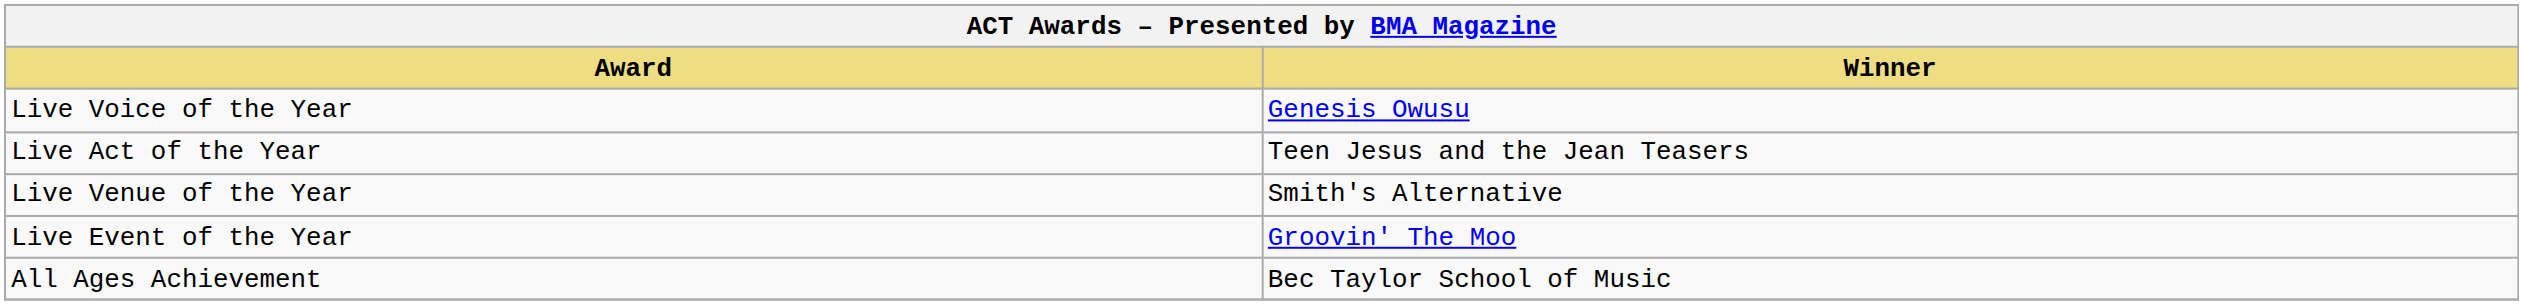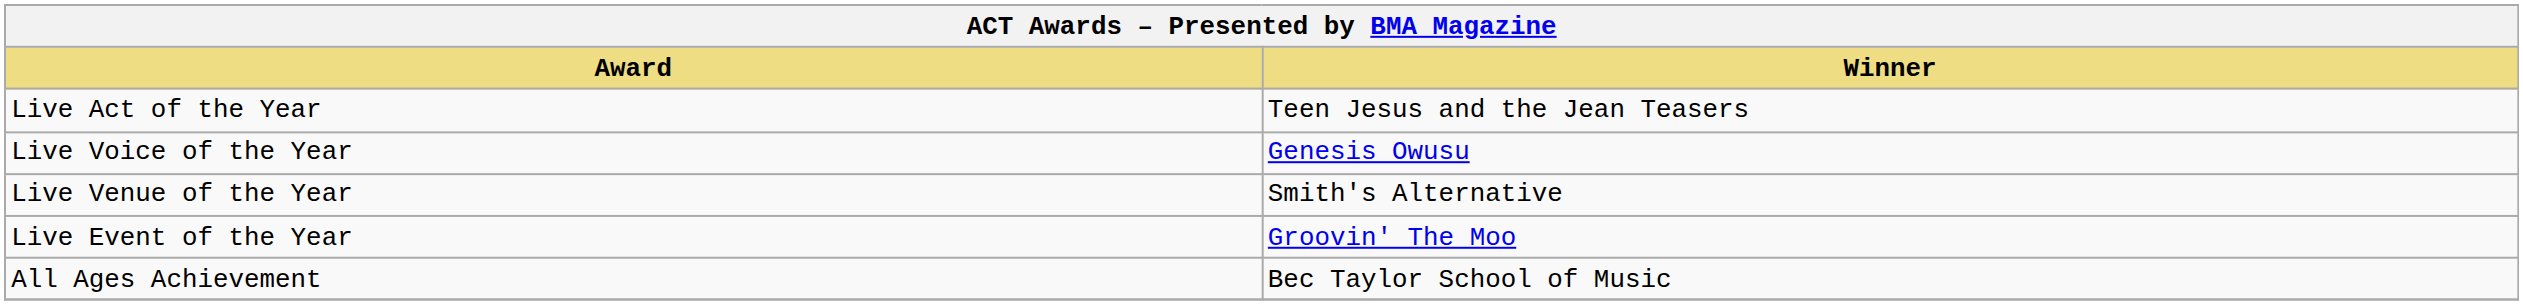rows swapped: (166, 153) <-> (182, 110)
